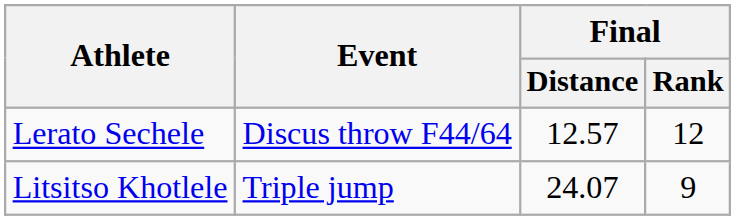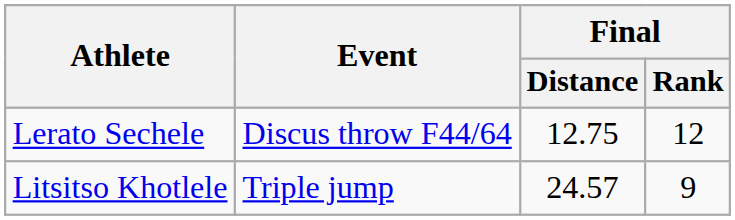(582, 134) 12.57 -> (582, 134) 12.75
(582, 187) 24.07 -> (582, 187) 24.57
